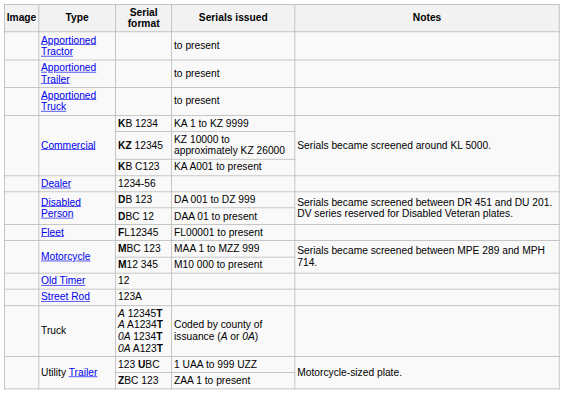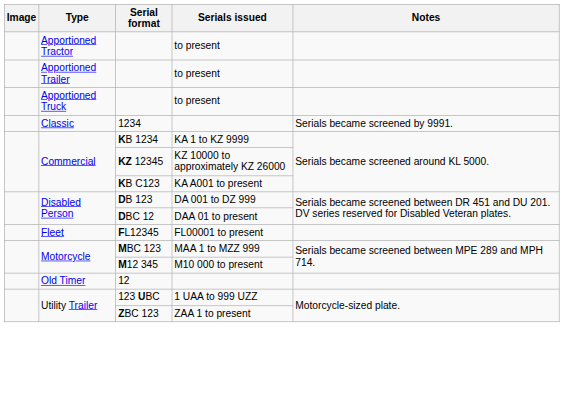+ row: (58, 123)
- row: (56, 183)
- row: (65, 297)
- row: (54, 331)
